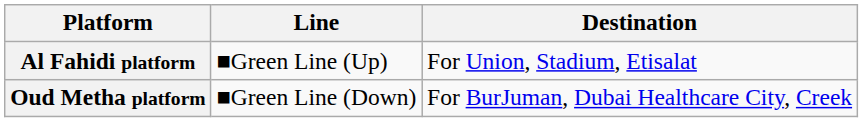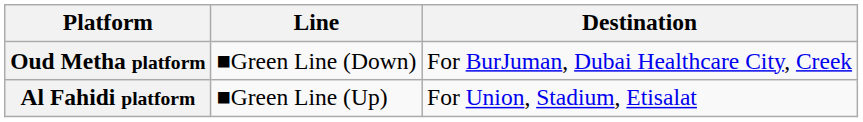rows swapped: (108, 60) <-> (108, 97)
